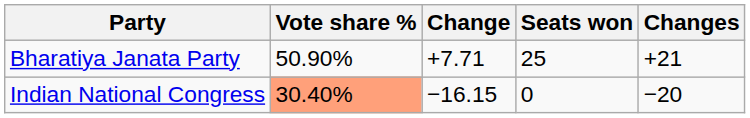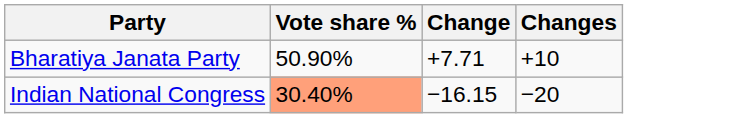- column: (577, 22)
(663, 58) +21 -> (540, 58) +10
